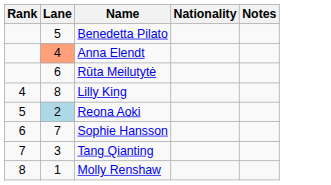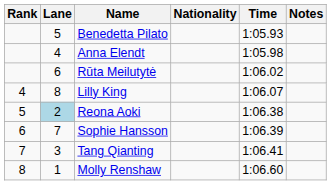+ column: (263, 14)
(57, 53) lightsalmon background -> (57, 53) no background
